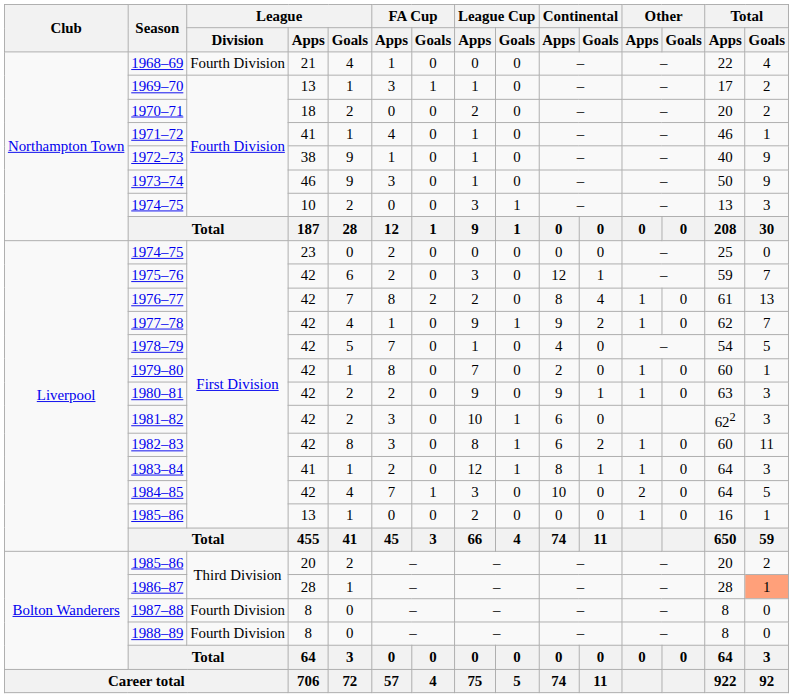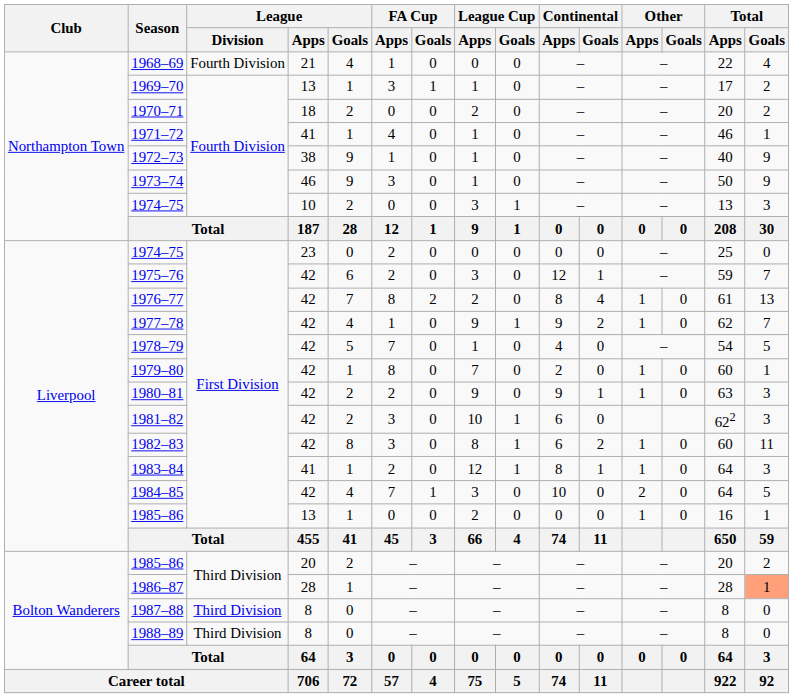(238, 610) Fourth Division -> (238, 610) Third Division
(238, 633) Fourth Division -> (238, 633) Third Division
